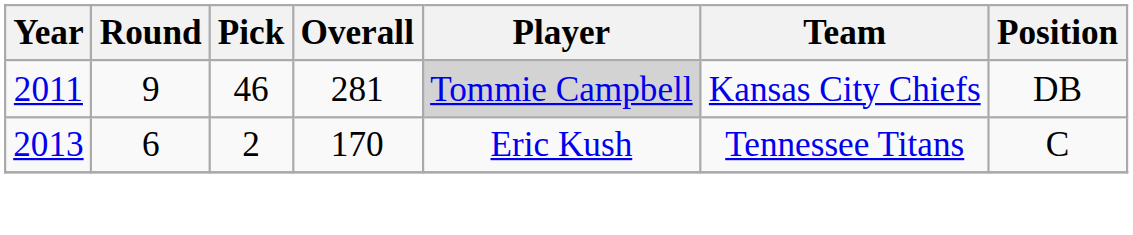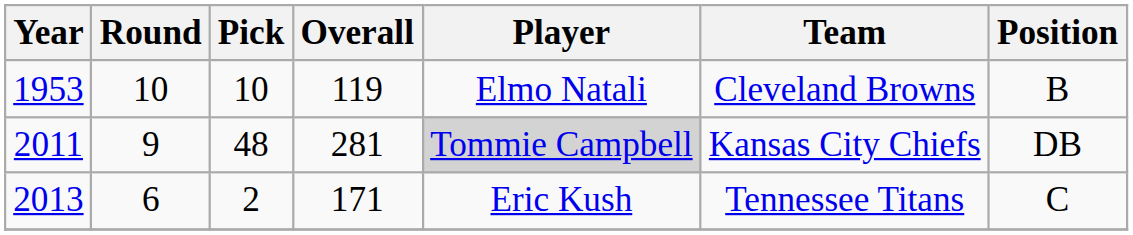+ row: (48, 88)
(251, 88) 46 -> (251, 144) 48
(357, 144) 170 -> (357, 199) 171
